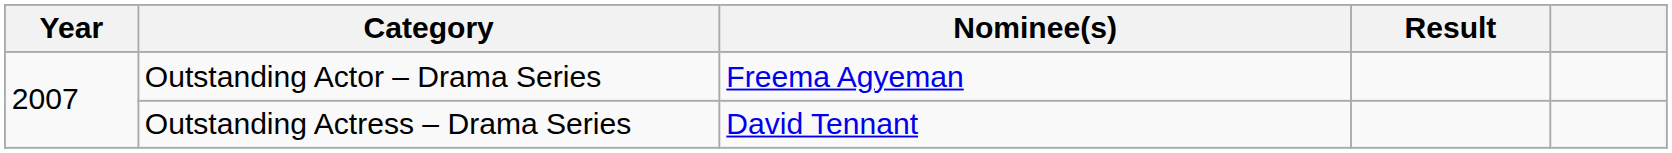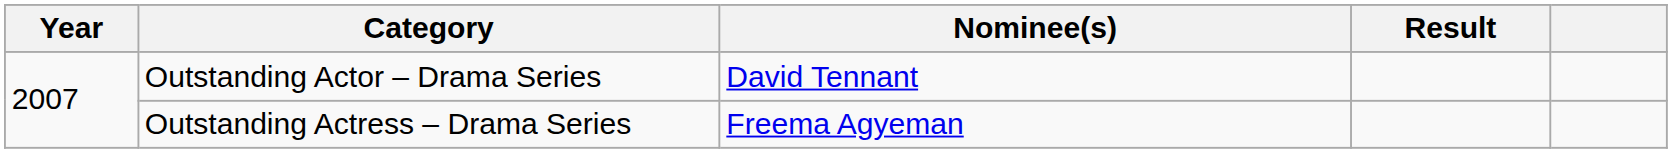(845, 76) Freema Agyeman -> (822, 76) David Tennant
(822, 123) David Tennant -> (845, 123) Freema Agyeman
